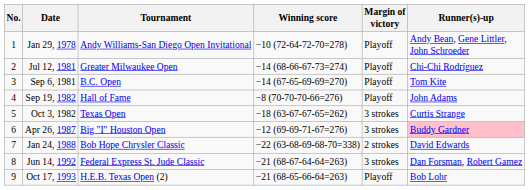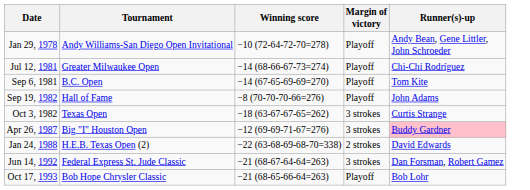- column: (14, 18)
(133, 145) Bob Hope Chrysler Classic -> (105, 145) H.E.B. Texas Open (2)
(124, 177) H.E.B. Texas Open (2) -> (114, 177) Bob Hope Chrysler Classic
